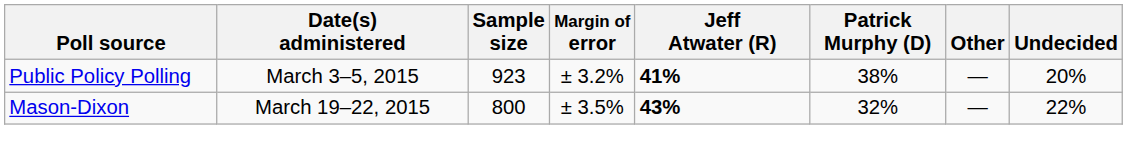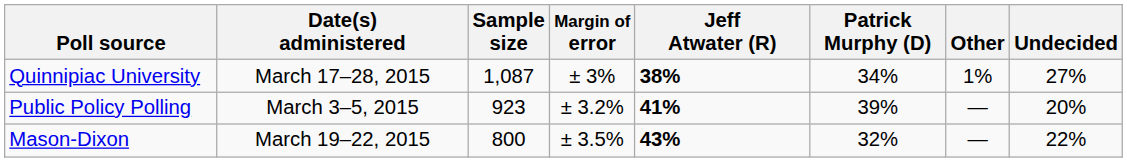+ row: (105, 75)
(878, 75) 38% -> (878, 107) 39%
